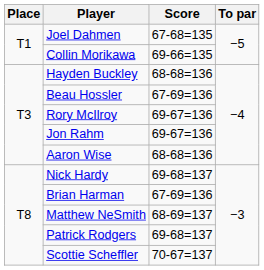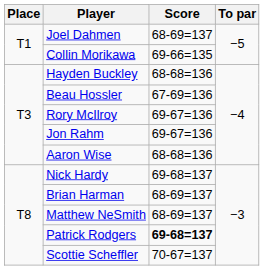(182, 34) 67-68=135 -> (182, 34) 68-69=137
(182, 194) 67-69=136 -> (182, 194) 68-69=137
(182, 235) normal -> (182, 235) bold
